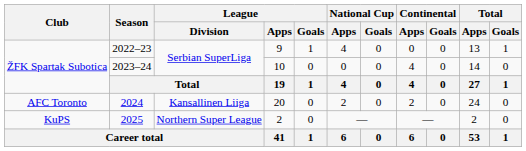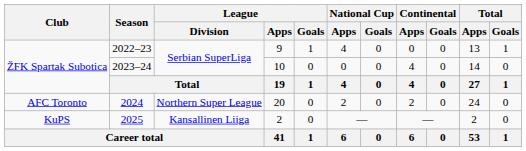(209, 102) Kansallinen Liiga -> (209, 102) Northern Super League
(209, 119) Northern Super League -> (209, 119) Kansallinen Liiga
